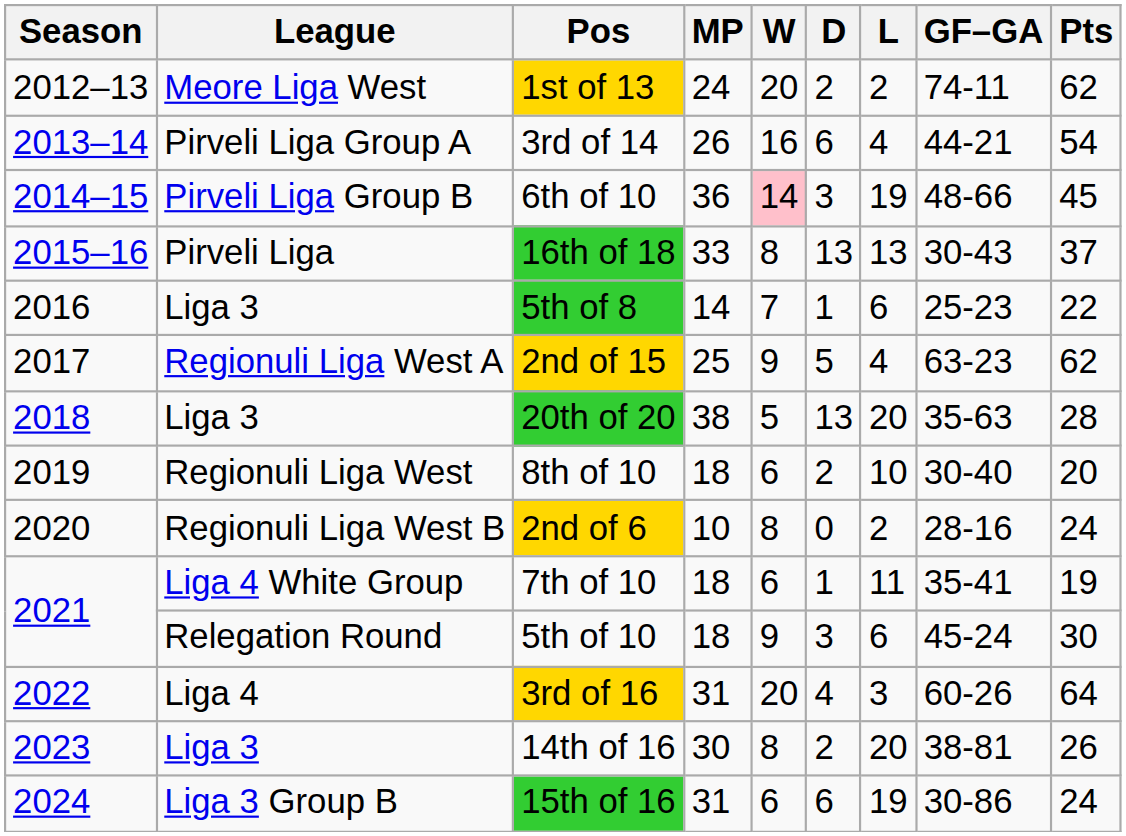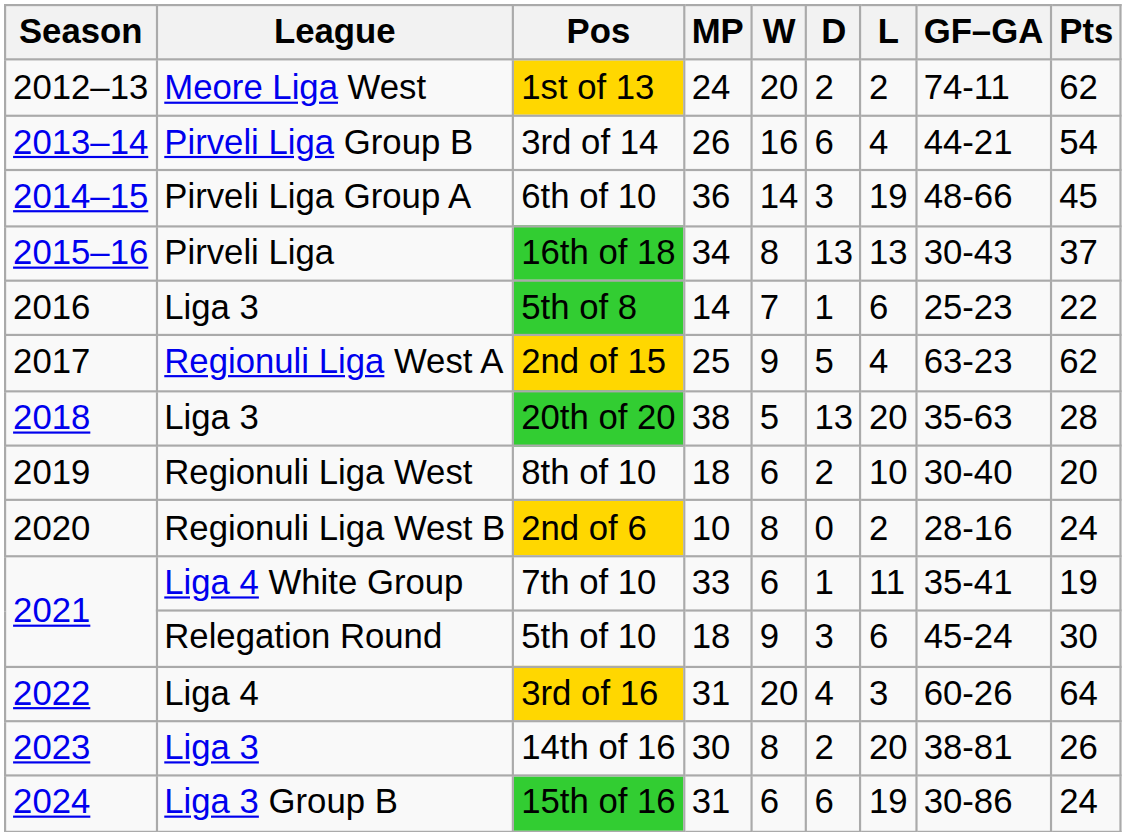(318, 142) Pirveli Liga Group A -> (319, 142) Pirveli Liga Group B
(319, 197) Pirveli Liga Group B -> (318, 197) Pirveli Liga Group A
(779, 197) pink background -> (779, 197) no background
(711, 252) 33 -> (711, 252) 34
(711, 582) 18 -> (711, 582) 33
